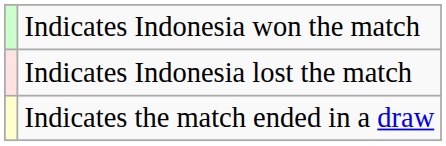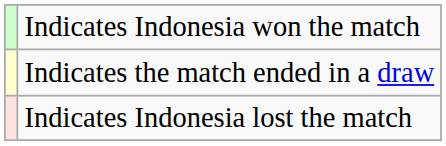rows swapped: (229, 117) <-> (218, 72)
